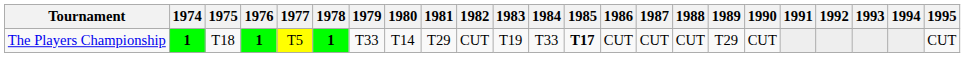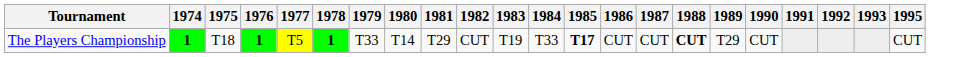- column: (906, 16)
(690, 40) normal -> (691, 40) bold
